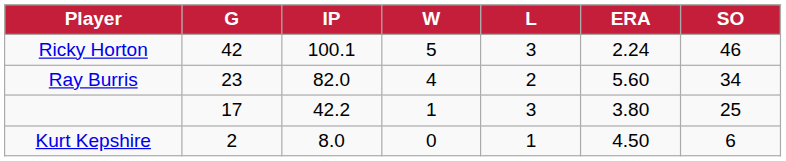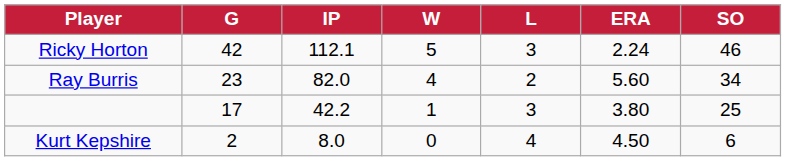(332, 49) 100.1 -> (332, 49) 112.1
(531, 140) 1 -> (531, 140) 4
